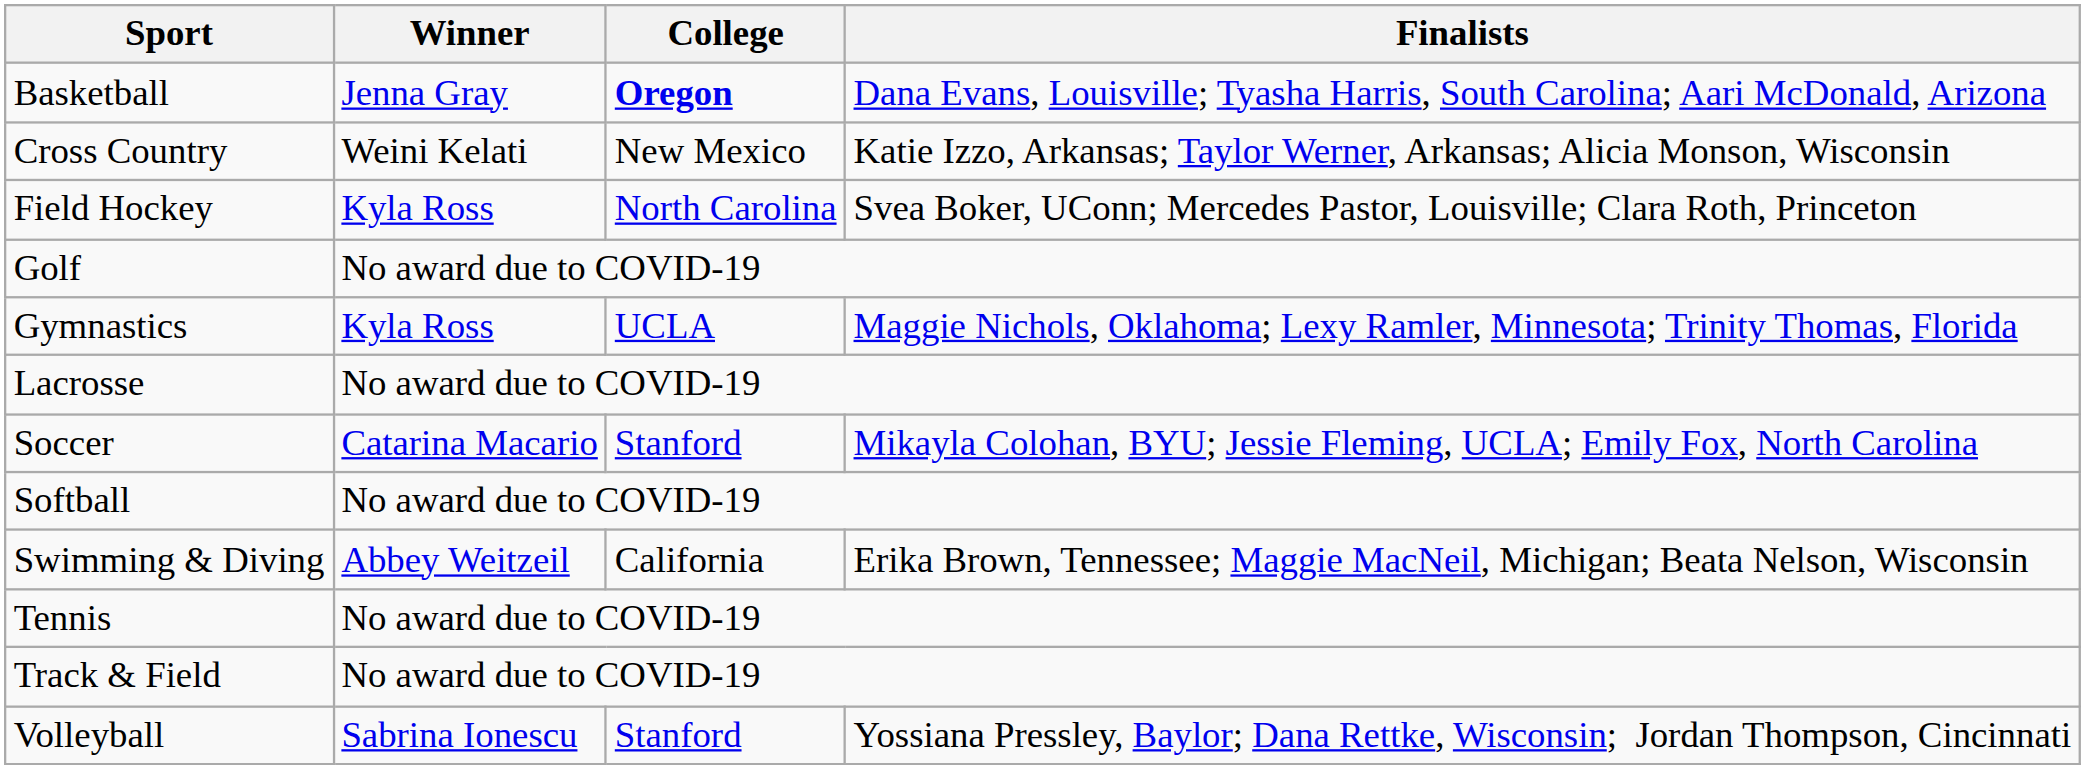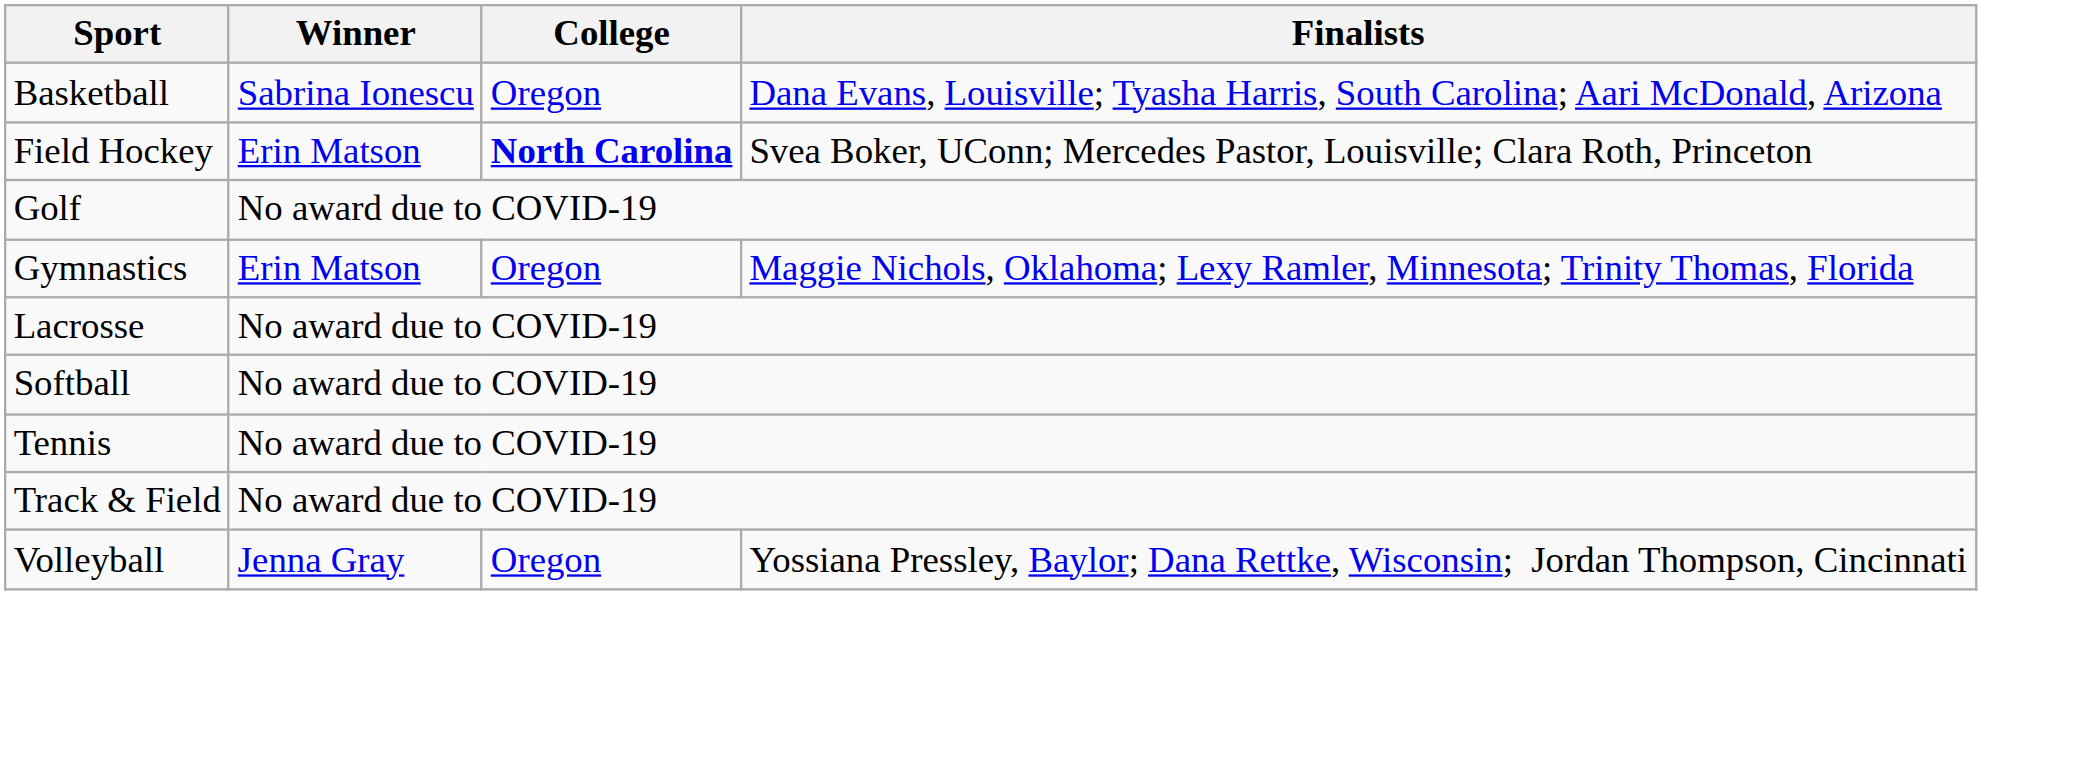(425, 92) Jenna Gray -> (356, 92) Sabrina Ionescu
(674, 92) bold -> (546, 92) normal
- row: (120, 150)
(418, 208) Kyla Ross -> (329, 150) Erin Matson
(726, 208) normal -> (612, 150) bold
(418, 325) Kyla Ross -> (329, 267) Erin Matson
(665, 325) UCLA -> (546, 267) Oregon
- row: (64, 442)
- row: (169, 558)
(459, 734) Sabrina Ionescu -> (321, 558) Jenna Gray
(678, 734) Stanford -> (546, 558) Oregon
